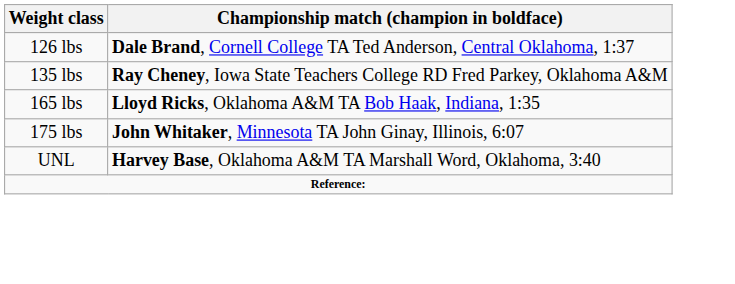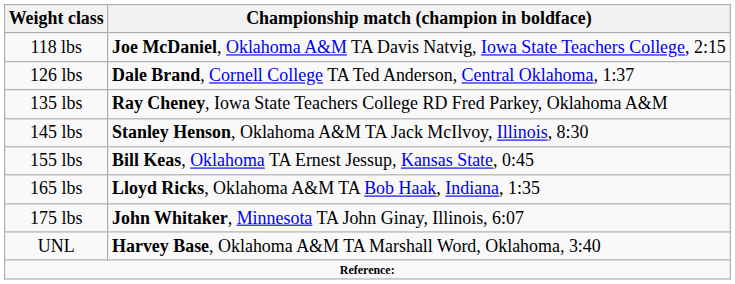+ row: (56, 47)
+ row: (56, 132)
+ row: (56, 160)
